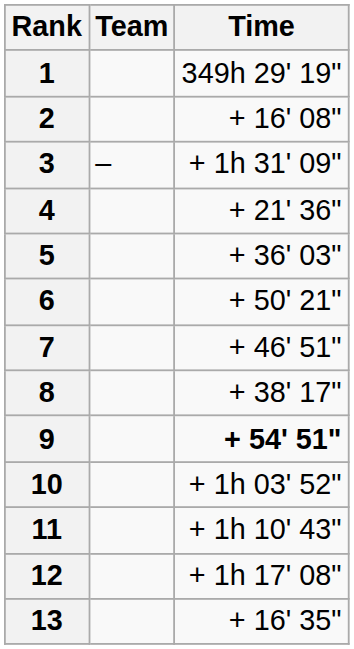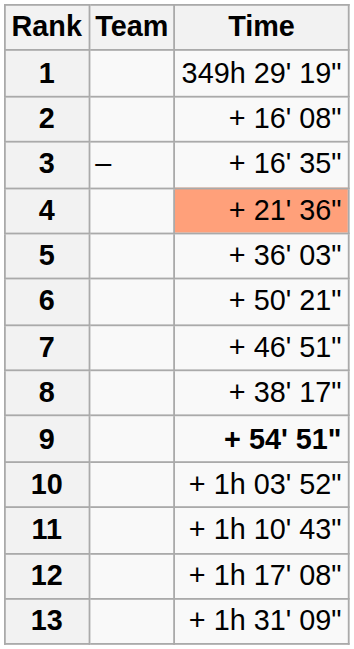(265, 164) + 1h 31' 09" -> (285, 164) + 16' 35"
(285, 210) no background -> (285, 210) lightsalmon background
(285, 621) + 16' 35" -> (265, 621) + 1h 31' 09"
